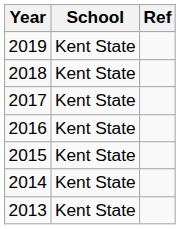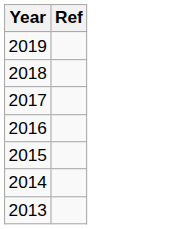- column: (95, 18)
